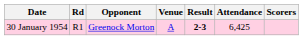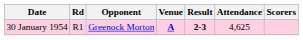(171, 27) normal -> (171, 27) bold
(239, 27) 6,425 -> (239, 27) 4,625
